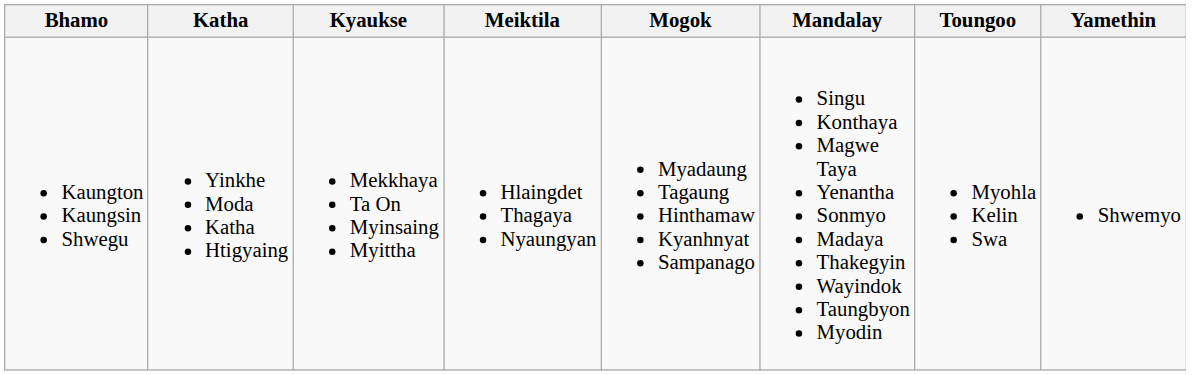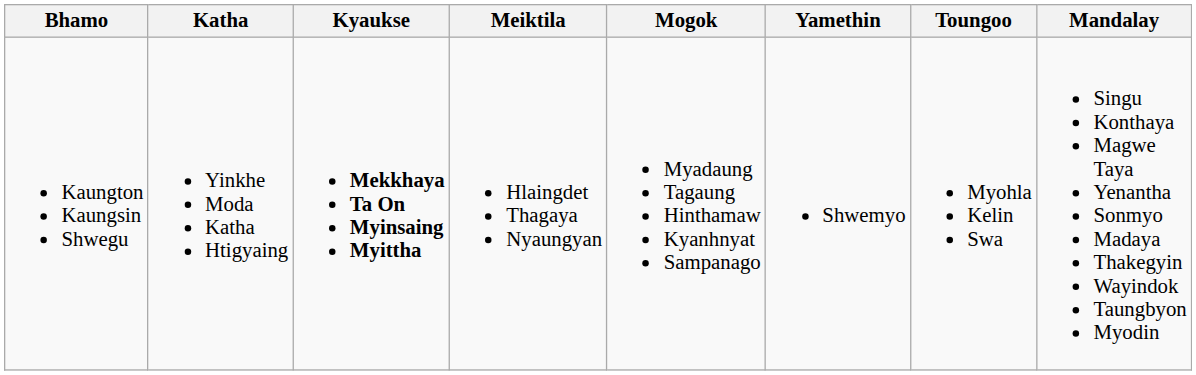columns swapped: (837, 20) <-> (1113, 20)
(368, 215) normal -> (371, 215) bold
